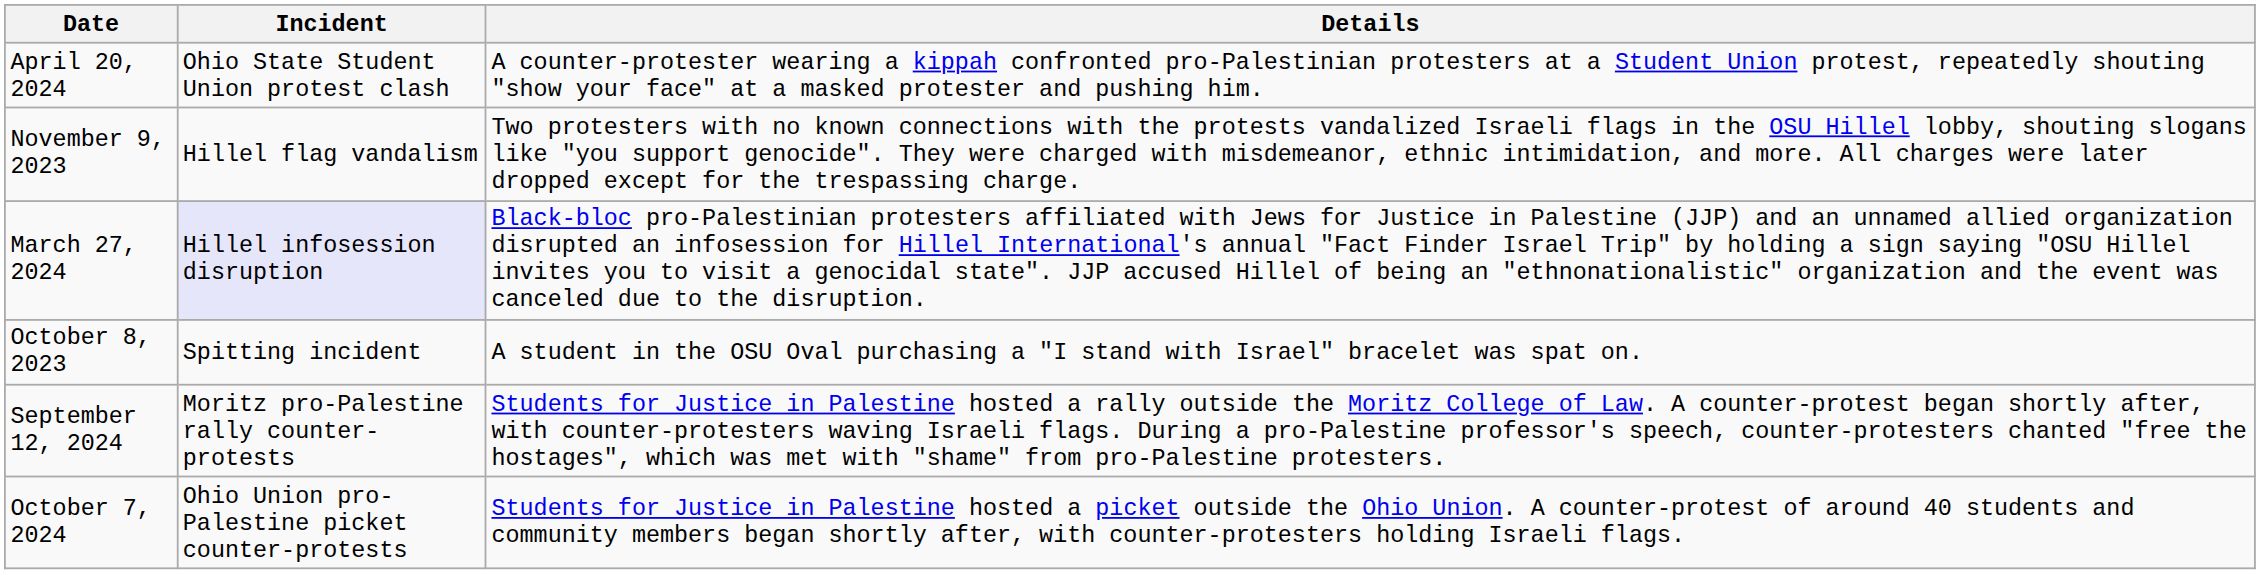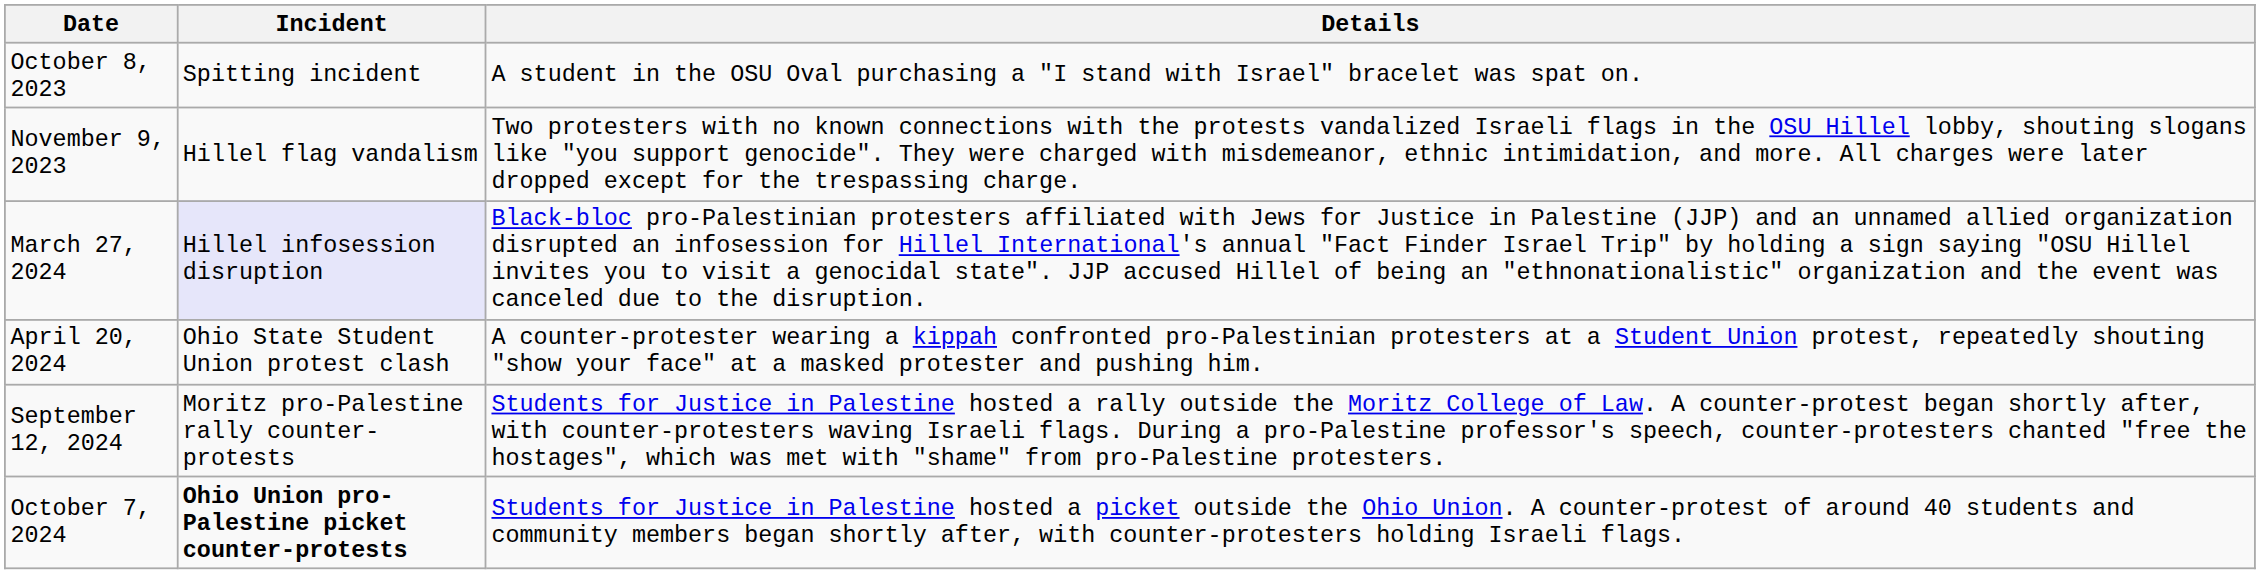rows swapped: (81, 352) <-> (74, 76)
(295, 523) normal -> (295, 523) bold
